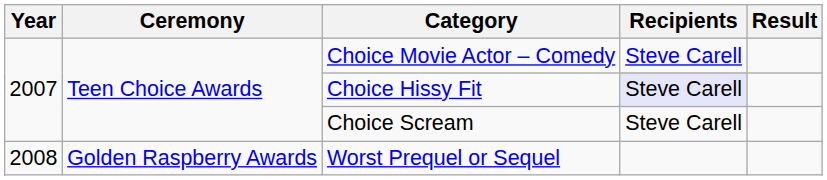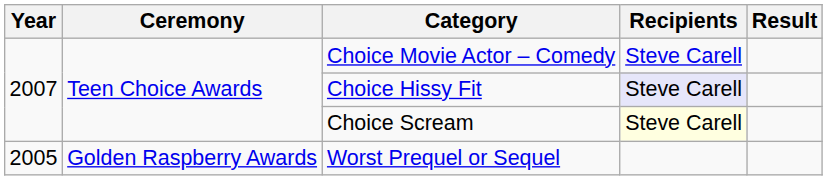(684, 123) no background -> (684, 123) lightyellow background
(33, 157) 2008 -> (33, 157) 2005
